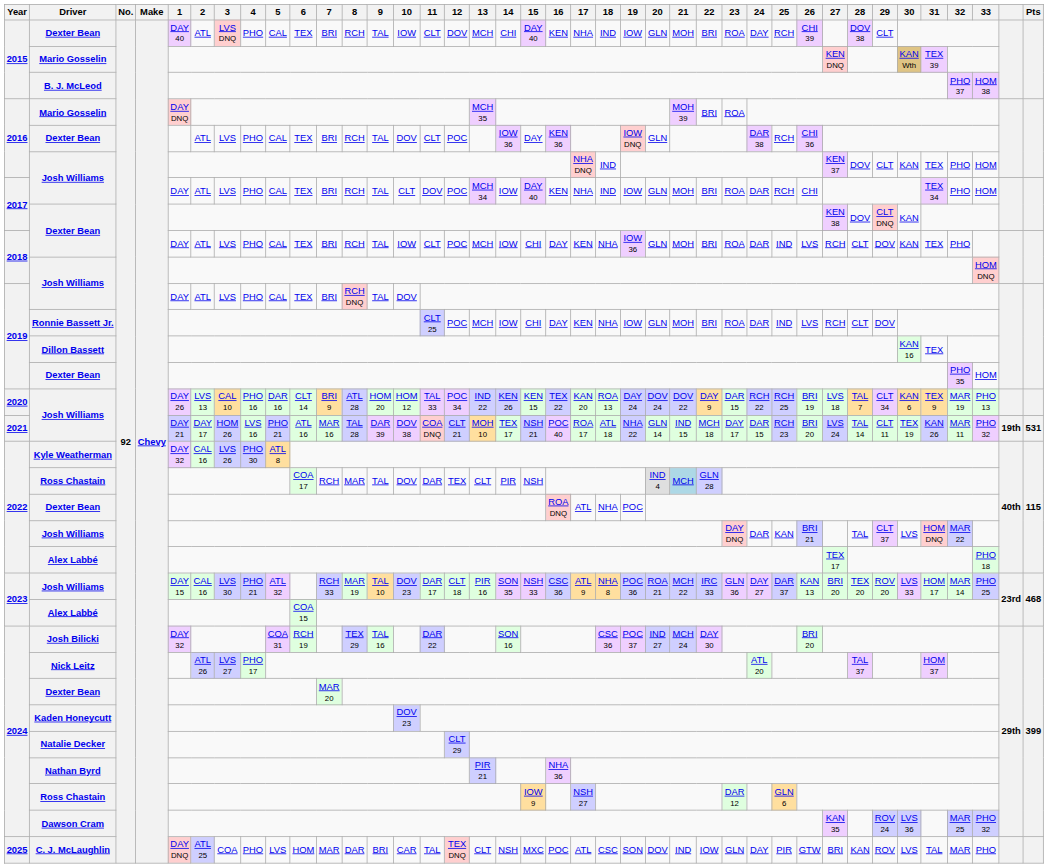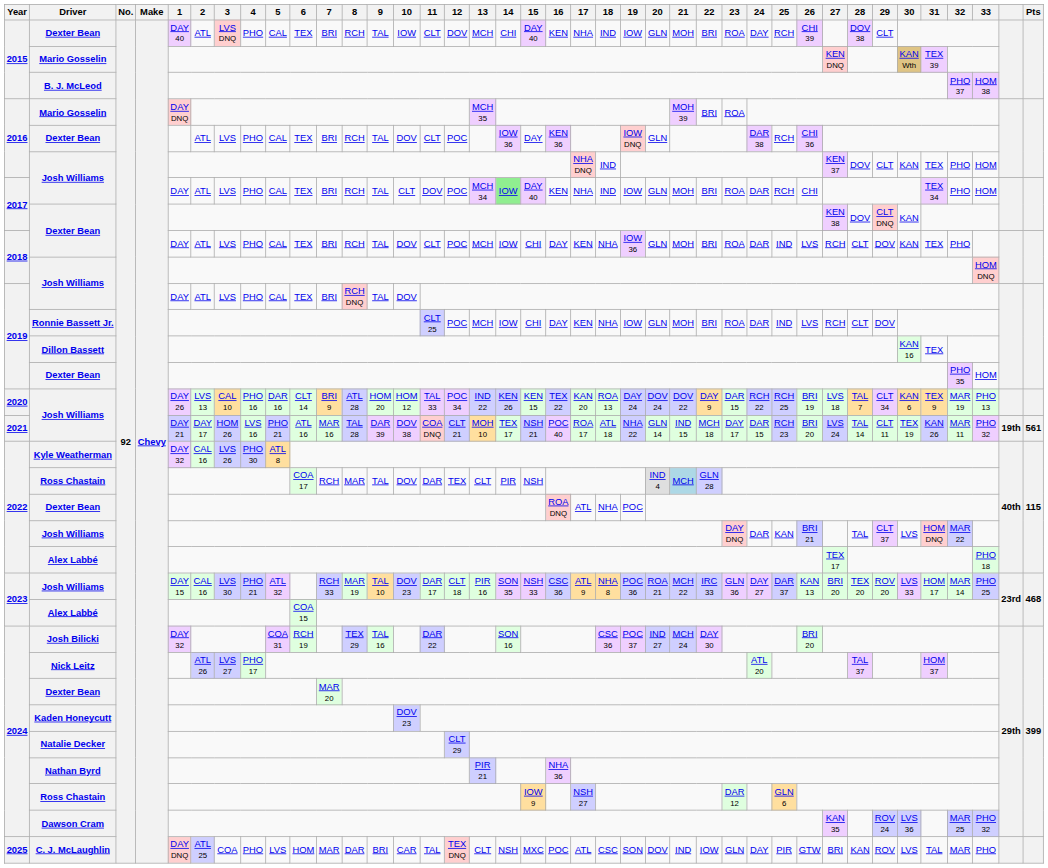(508, 191) no background -> (508, 191) lightgreen background
(407, 244) IOW -> (407, 244) DOV
(1033, 428) 531 -> (1033, 428) 561
